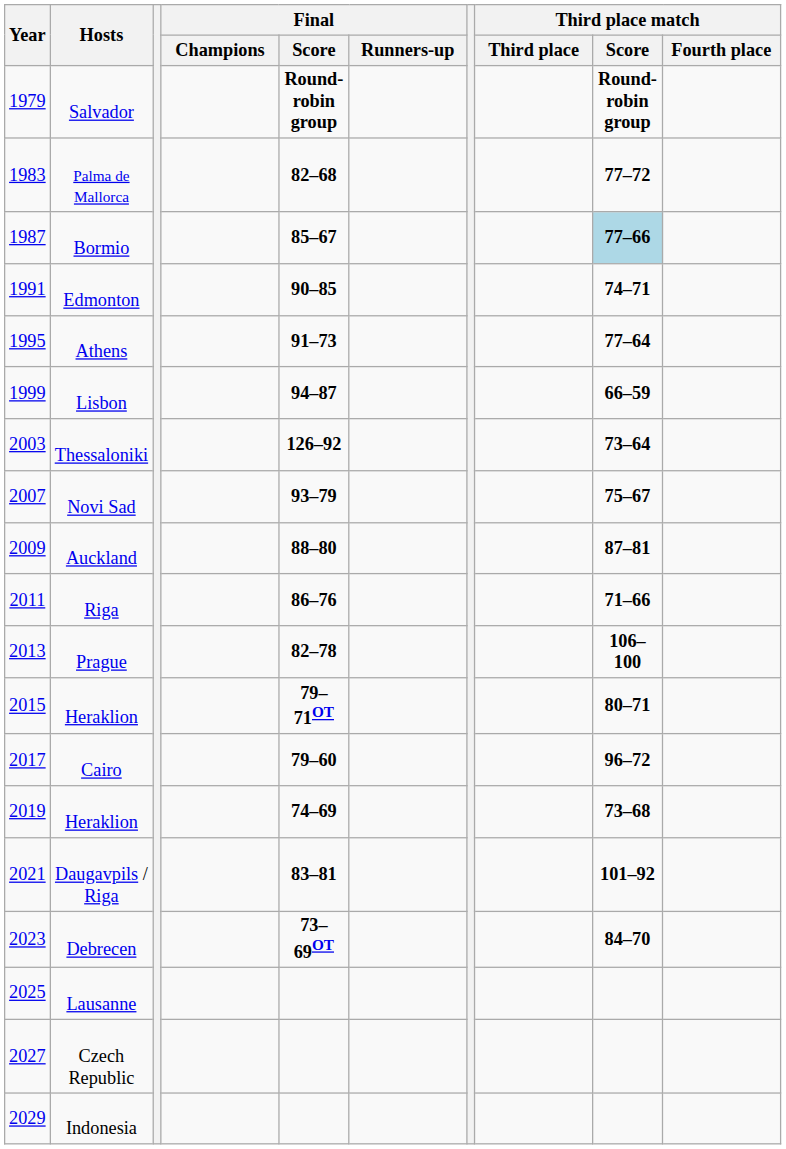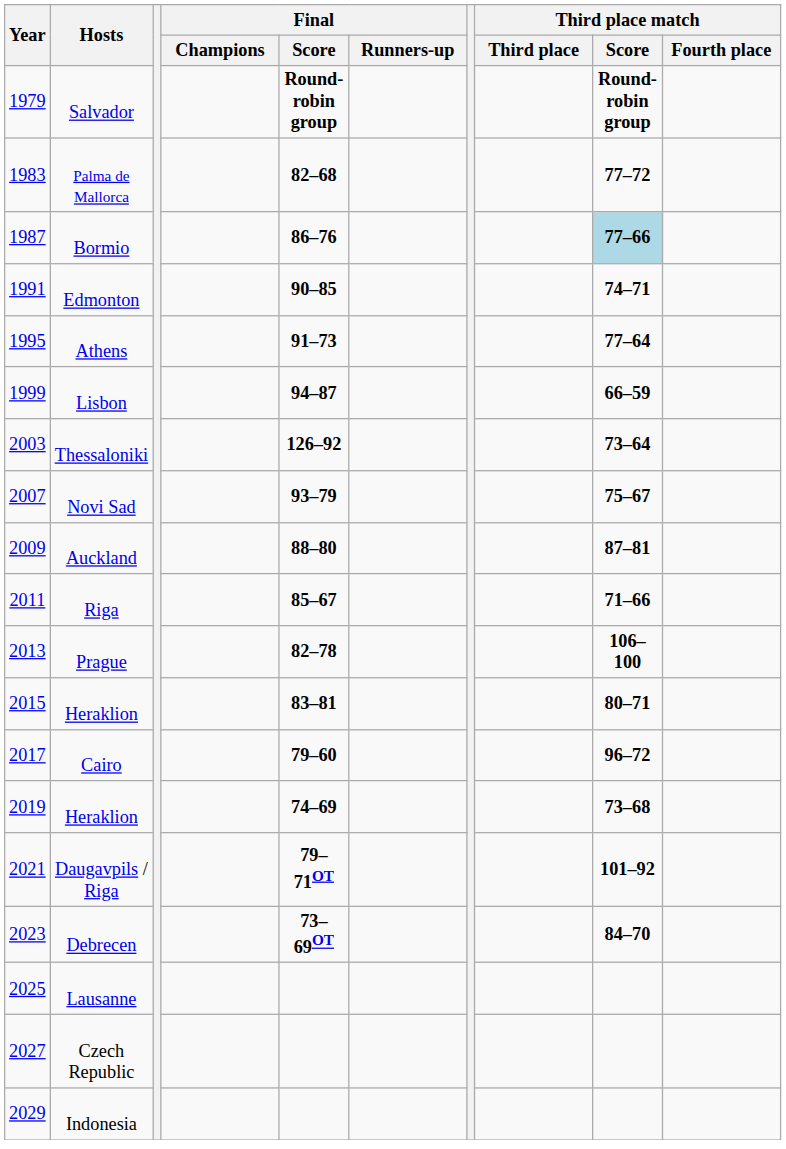(314, 237) 85–67 -> (314, 237) 86–76
(314, 600) 86–76 -> (314, 600) 85–67
(314, 705) 79–71OT -> (314, 703) 83–81
(314, 874) 83–81 -> (314, 869) 79–71OT
